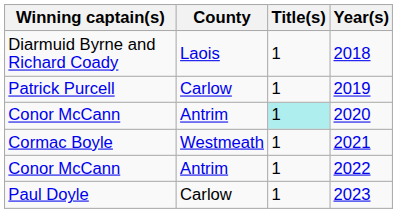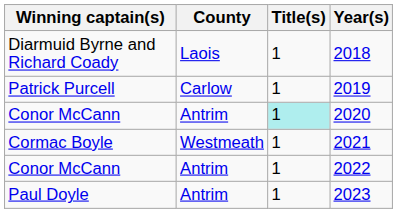(206, 194) Carlow -> (204, 194) Antrim
